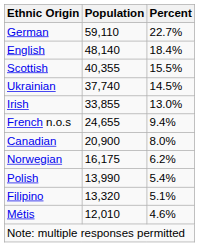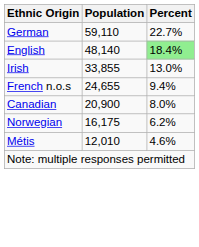(166, 50) no background -> (166, 50) lightgreen background
- row: (28, 68)
- row: (31, 86)
- row: (23, 178)
- row: (25, 196)
